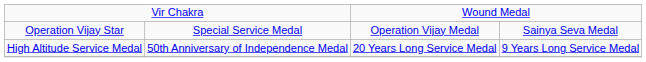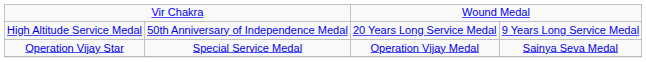rows swapped: (75, 30) <-> (75, 48)
